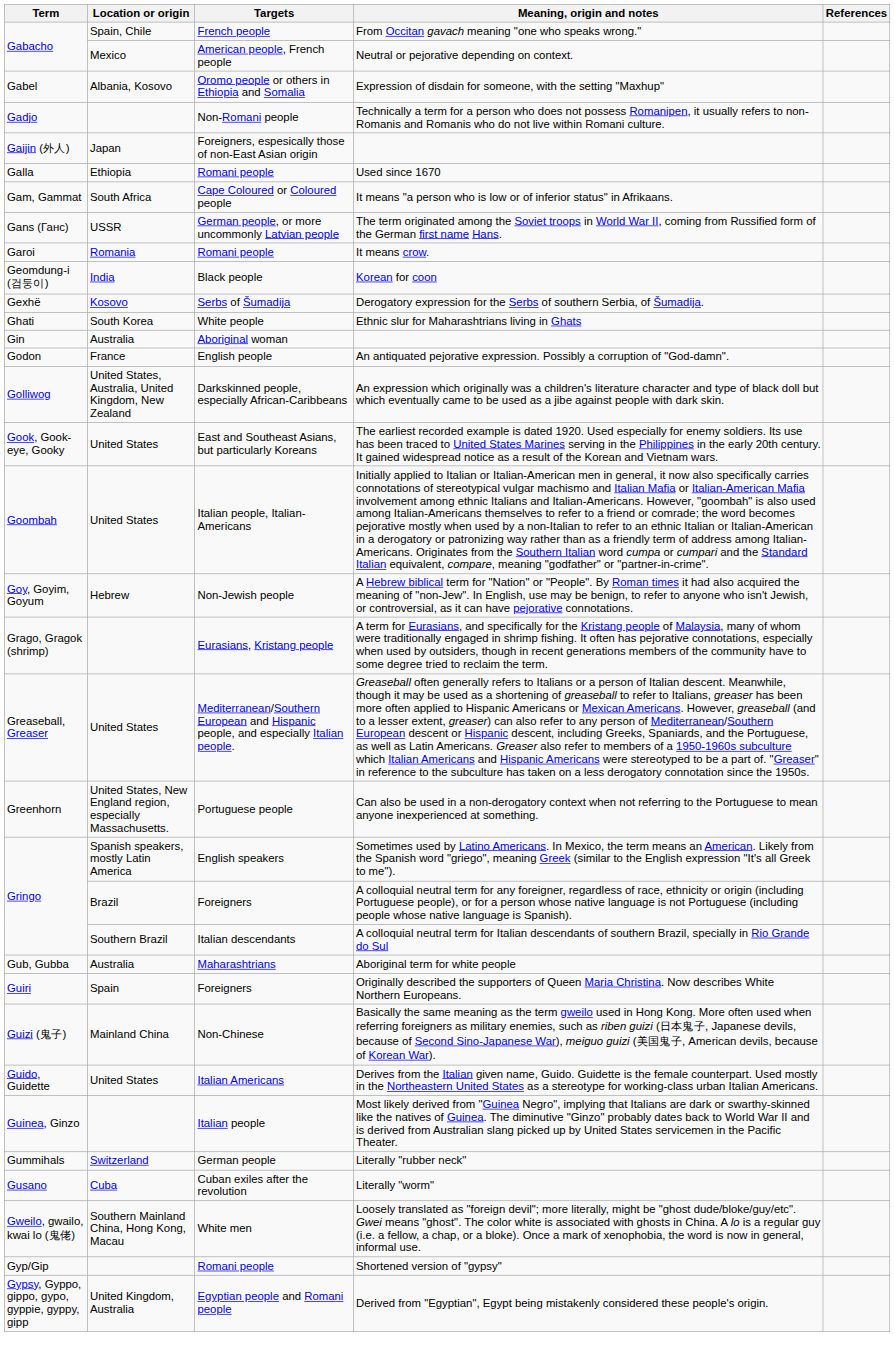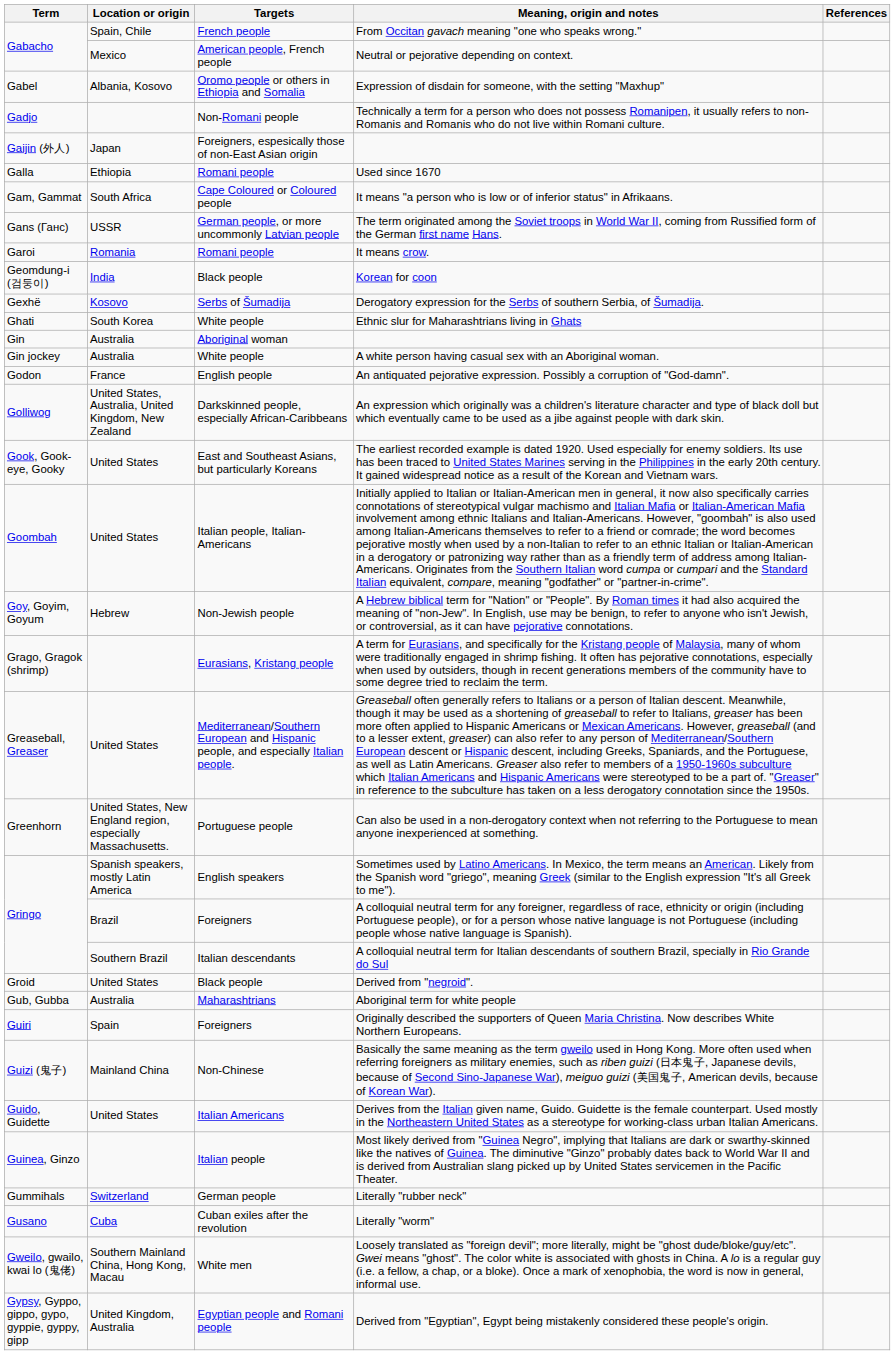+ row: (33, 357)
+ row: (21, 982)
- row: (28, 1266)
